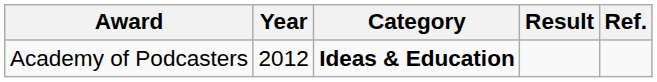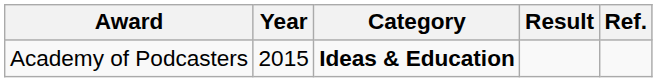(284, 58) 2012 -> (284, 58) 2015
